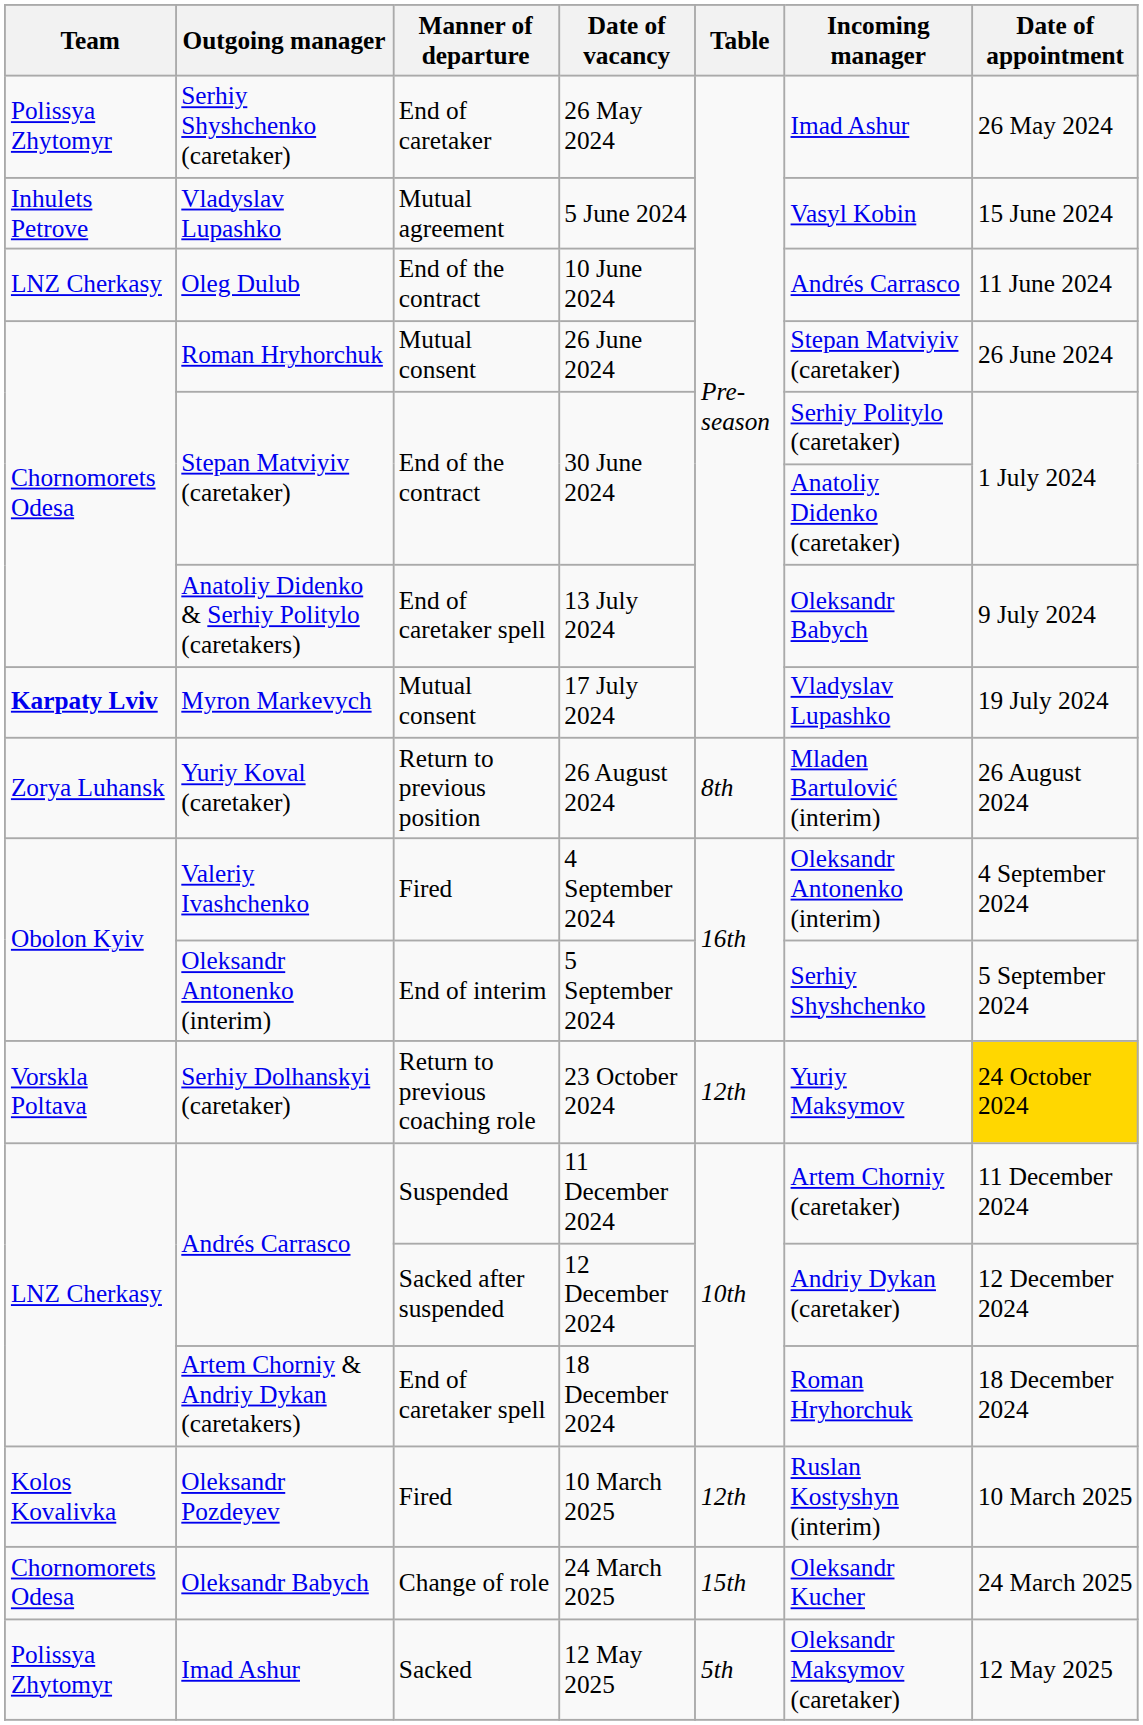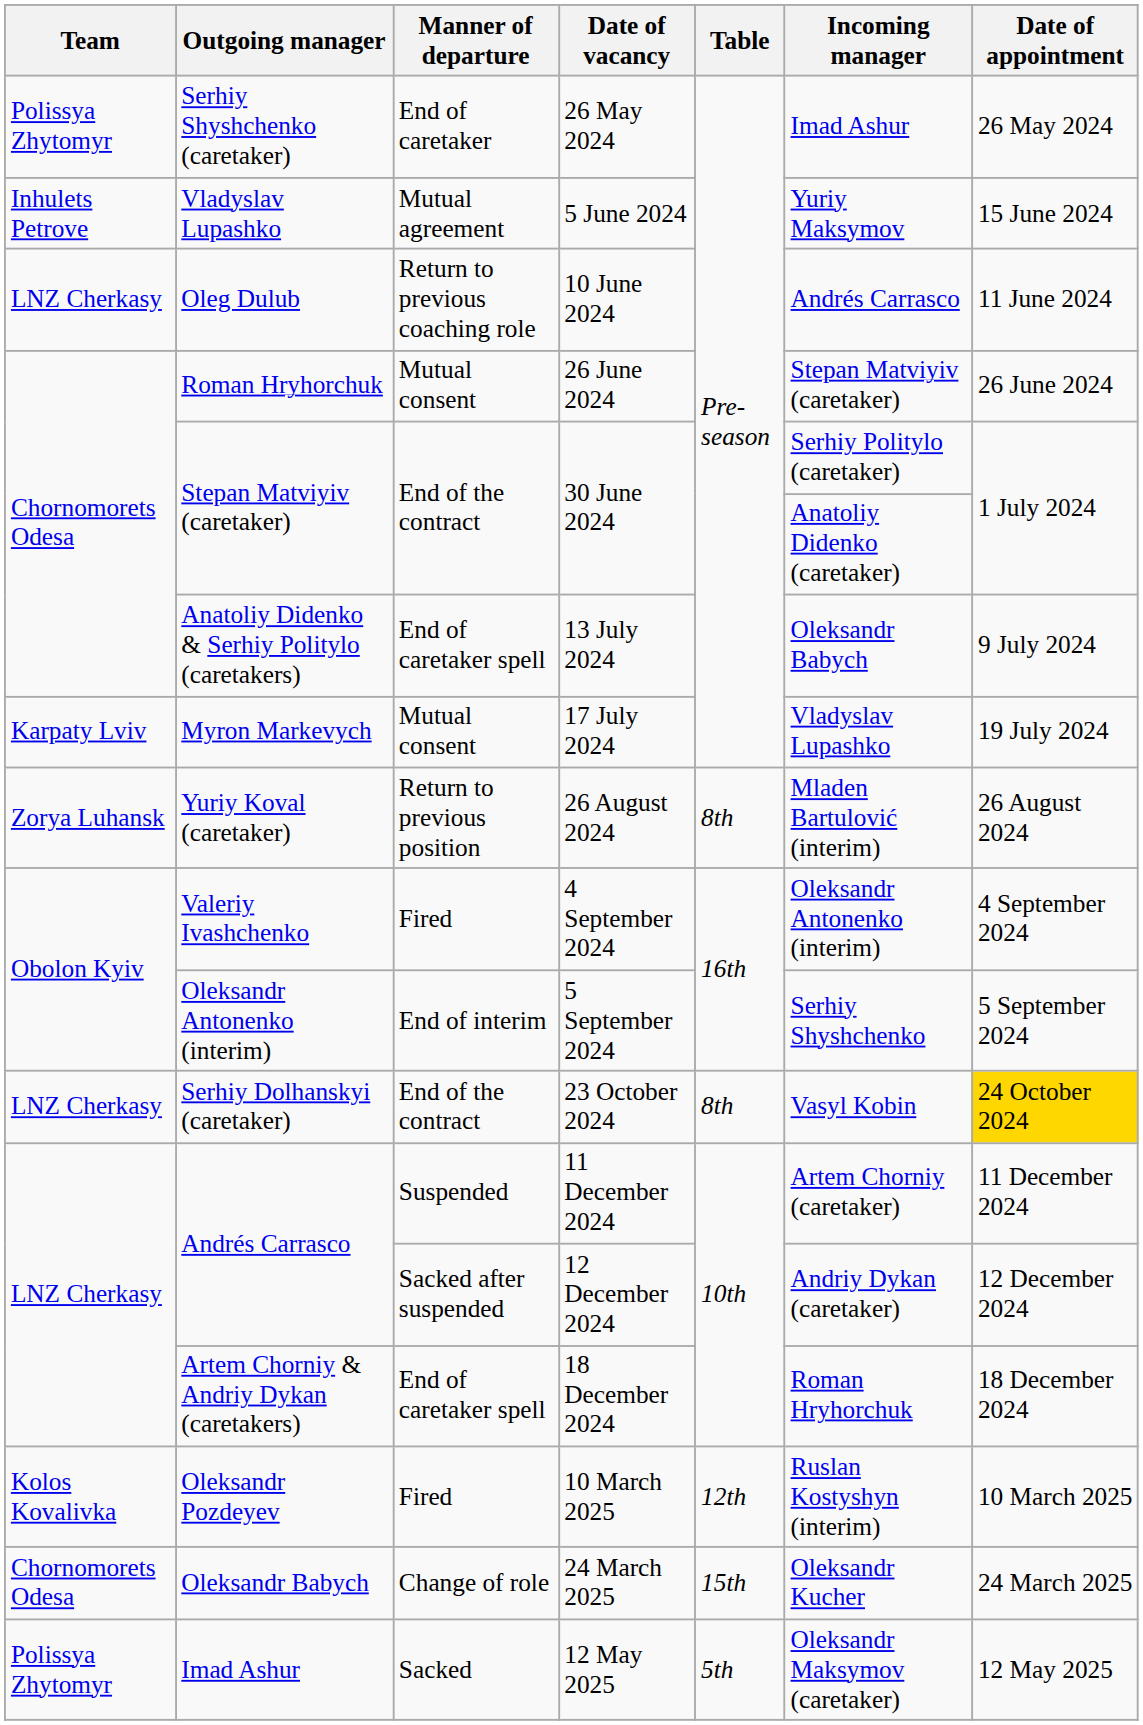(853, 212) Vasyl Kobin -> (847, 212) Yuriy Maksymov
(452, 284) End of the contract -> (467, 298) Return to previous coaching role
(84, 701) bold -> (79, 730) normal
(49, 1091) Vorskla Poltava -> (86, 1106) LNZ Cherkasy
(467, 1091) Return to previous coaching role -> (452, 1106) End of the contract
(724, 1091) 12th -> (717, 1106) 8th
(847, 1091) Yuriy Maksymov -> (853, 1106) Vasyl Kobin
